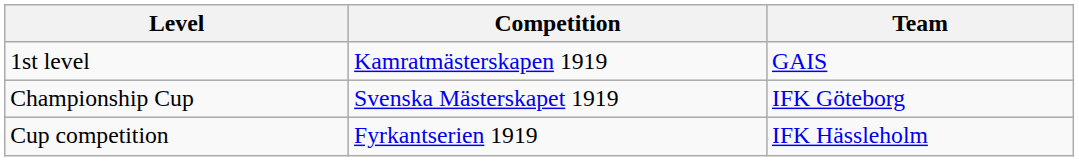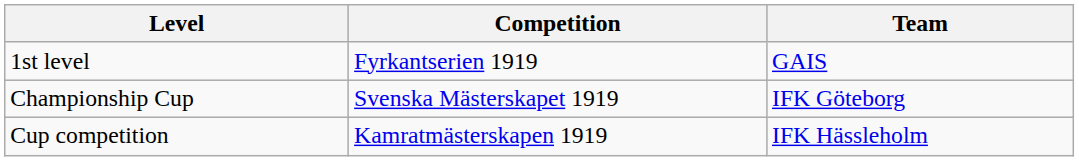(481, 60) Kamratmästerskapen 1919 -> (446, 60) Fyrkantserien 1919
(446, 135) Fyrkantserien 1919 -> (481, 135) Kamratmästerskapen 1919
